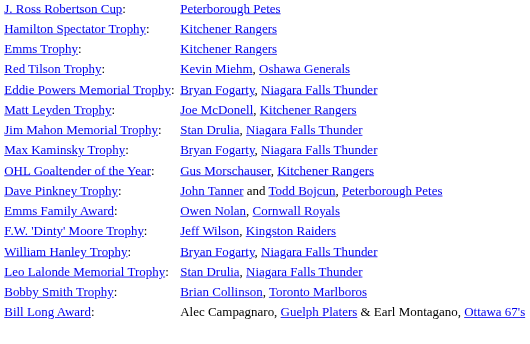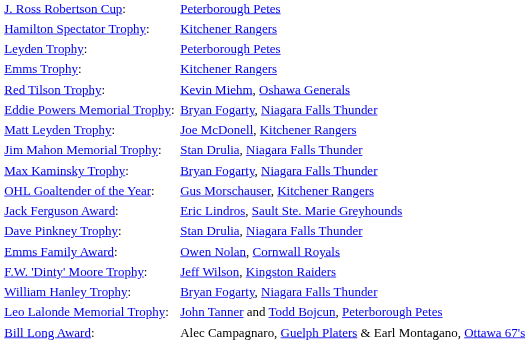+ row: (46, 49)
+ row: (61, 211)
(311, 190) John Tanner and Todd Bojcun, Peterborough Petes -> (271, 231) Stan Drulia, Niagara Falls Thunder
(271, 271) Stan Drulia, Niagara Falls Thunder -> (311, 312) John Tanner and Todd Bojcun, Peterborough Petes
- row: (61, 292)
